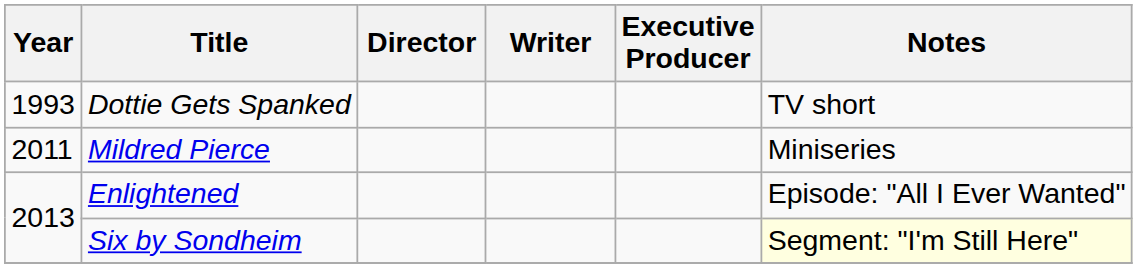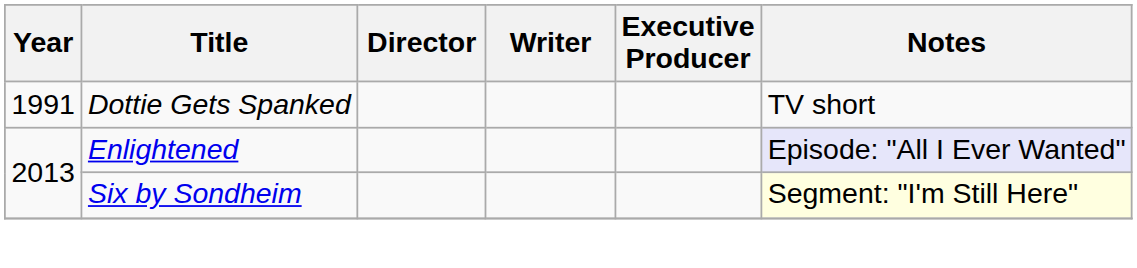(43, 104) 1993 -> (43, 104) 1991
- row: (179, 149)
(947, 194) no background -> (947, 149) lavender background
